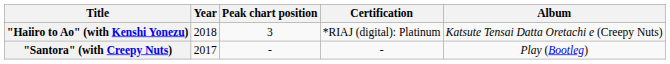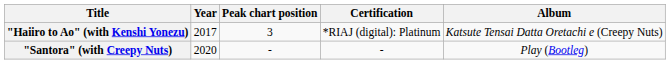(205, 31) 2018 -> (205, 31) 2017
(205, 50) 2017 -> (205, 50) 2020
